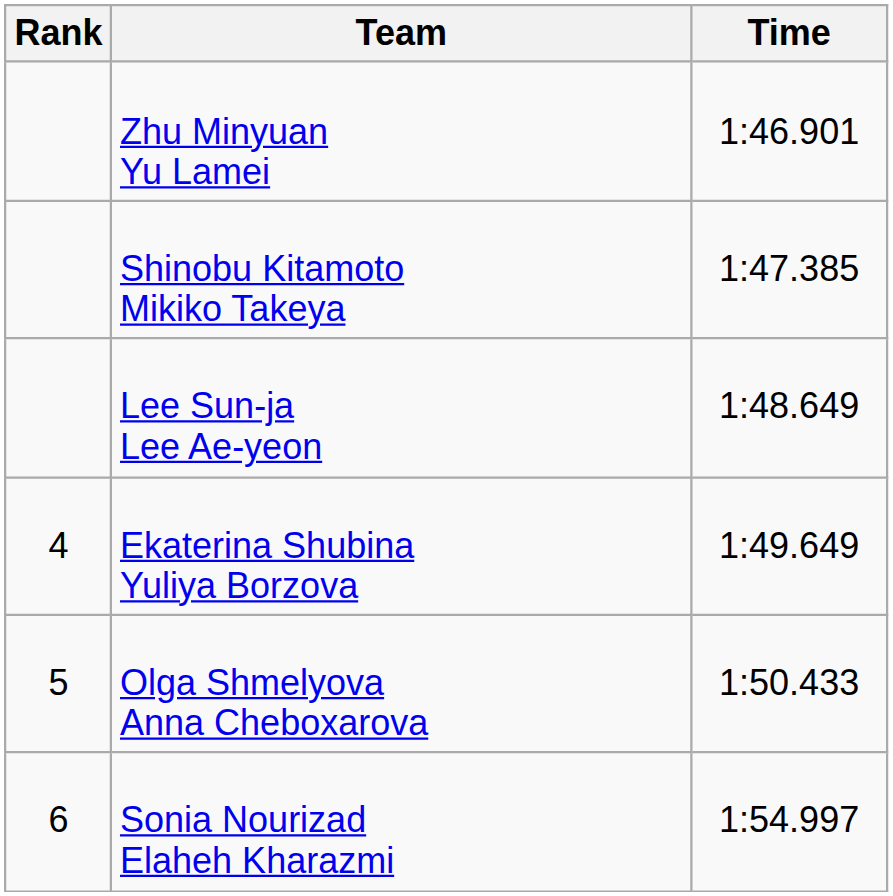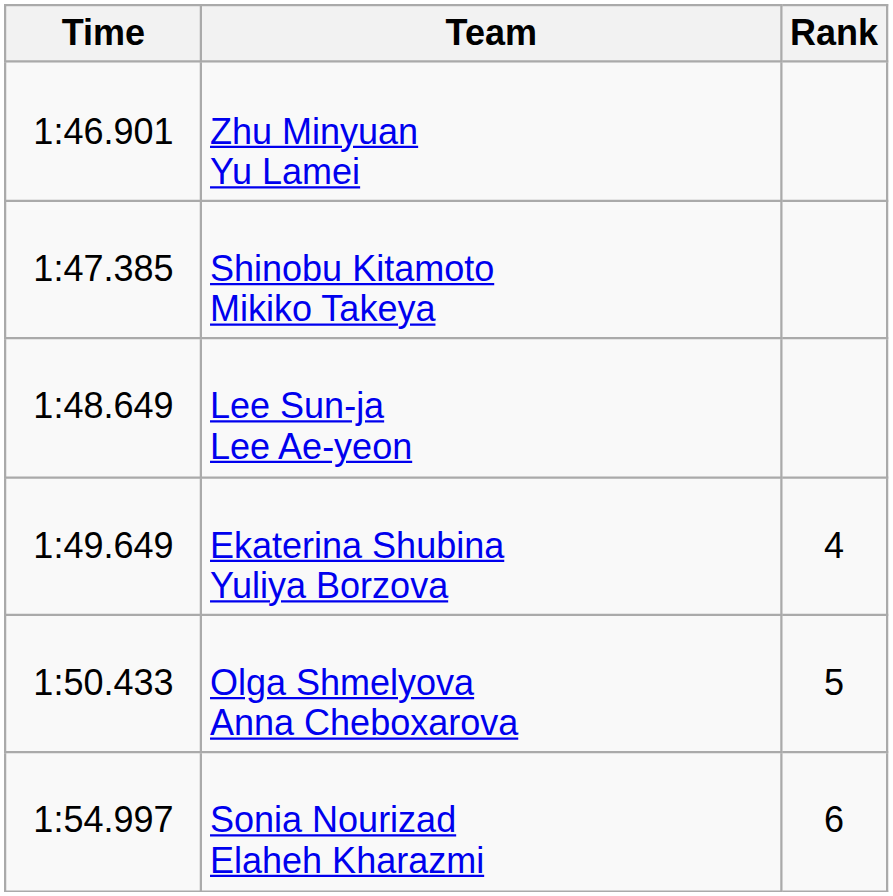columns swapped: (58, 33) <-> (789, 33)
